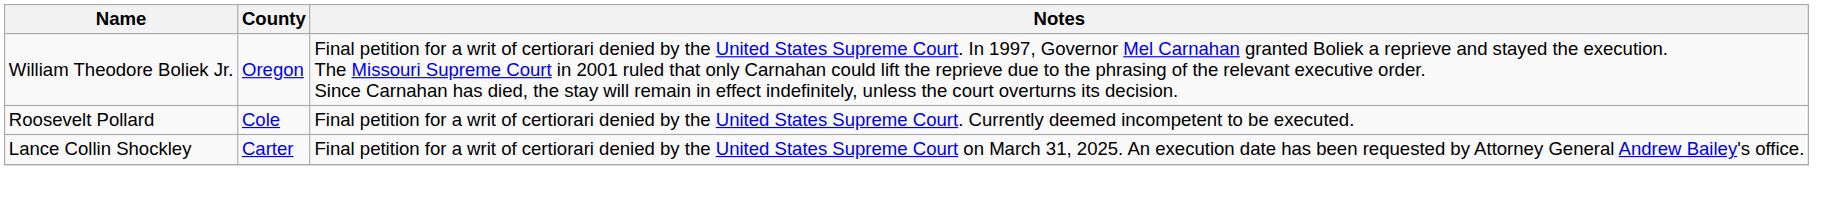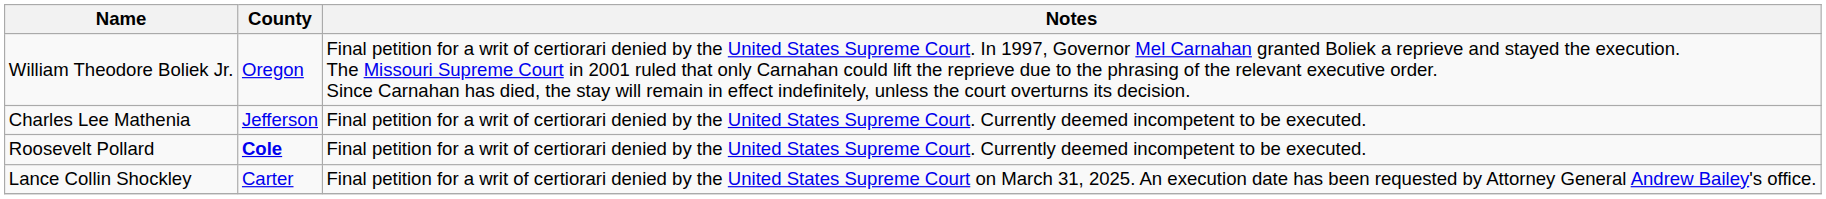+ row: (100, 119)
(261, 119) normal -> (262, 149) bold
